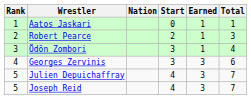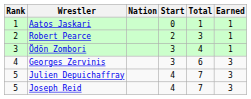columns swapped: (203, 11) <-> (233, 11)
